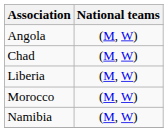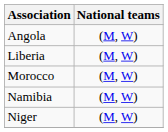- row: (21, 55)
+ row: (22, 117)
